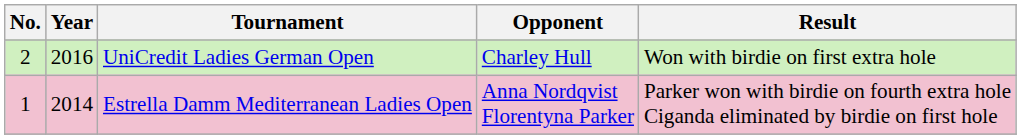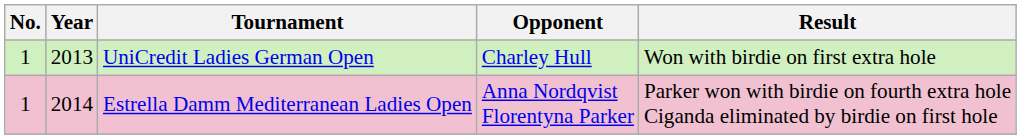(25, 57) 2 -> (25, 57) 1
(72, 57) 2016 -> (72, 57) 2013
